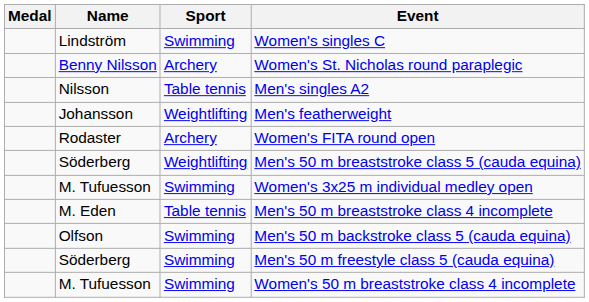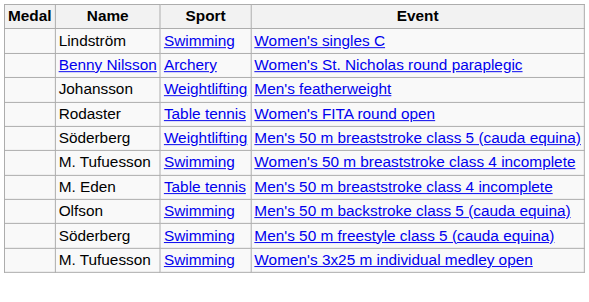- row: (312, 89)
(190, 138) Archery -> (205, 114) Table tennis
rows swapped: (415, 284) <-> (394, 187)
